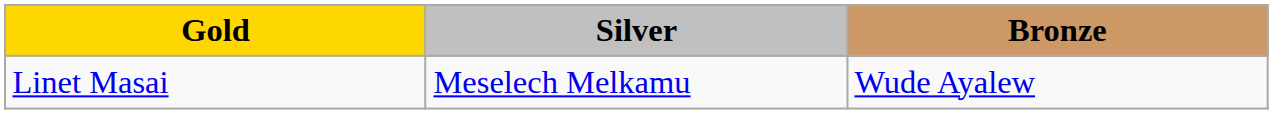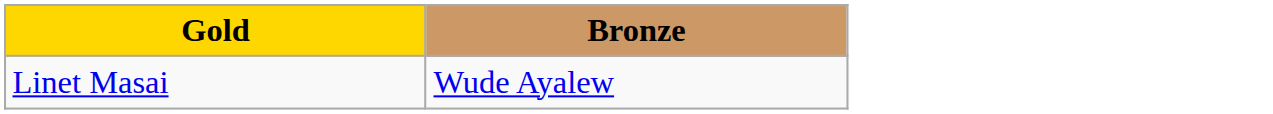- column: (636, 30)
